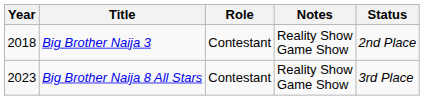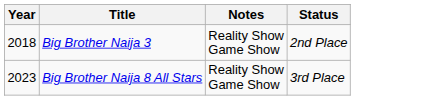- column: (240, 14)
